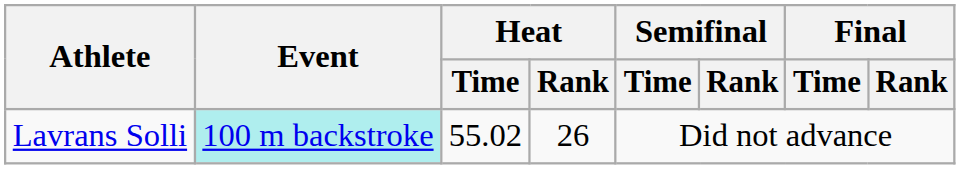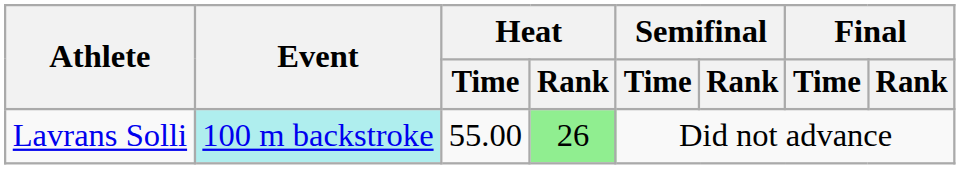(485, 136) 55.02 -> (485, 136) 55.00
(573, 136) no background -> (573, 136) lightgreen background
